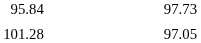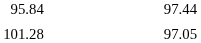(180, 9) 97.73 -> (180, 9) 97.44
